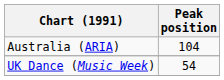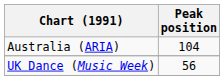(189, 66) 54 -> (189, 66) 56
